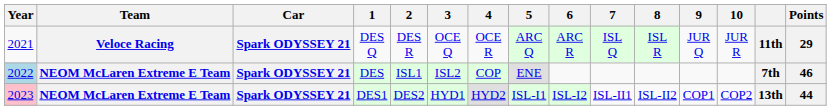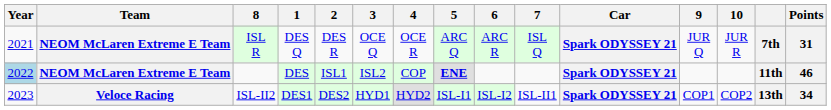columns swapped: (293, 15) <-> (657, 15)
(135, 44) Veloce Racing -> (135, 44) NEOM McLaren Extreme E Team
(771, 44) 11th -> (771, 44) 7th
(806, 44) 29 -> (806, 44) 31
(529, 73) normal -> (454, 73) bold
(771, 73) 7th -> (771, 73) 11th
(20, 95) pink background -> (20, 95) no background
(135, 95) NEOM McLaren Extreme E Team -> (135, 95) Veloce Racing
(806, 95) 44 -> (806, 95) 34
